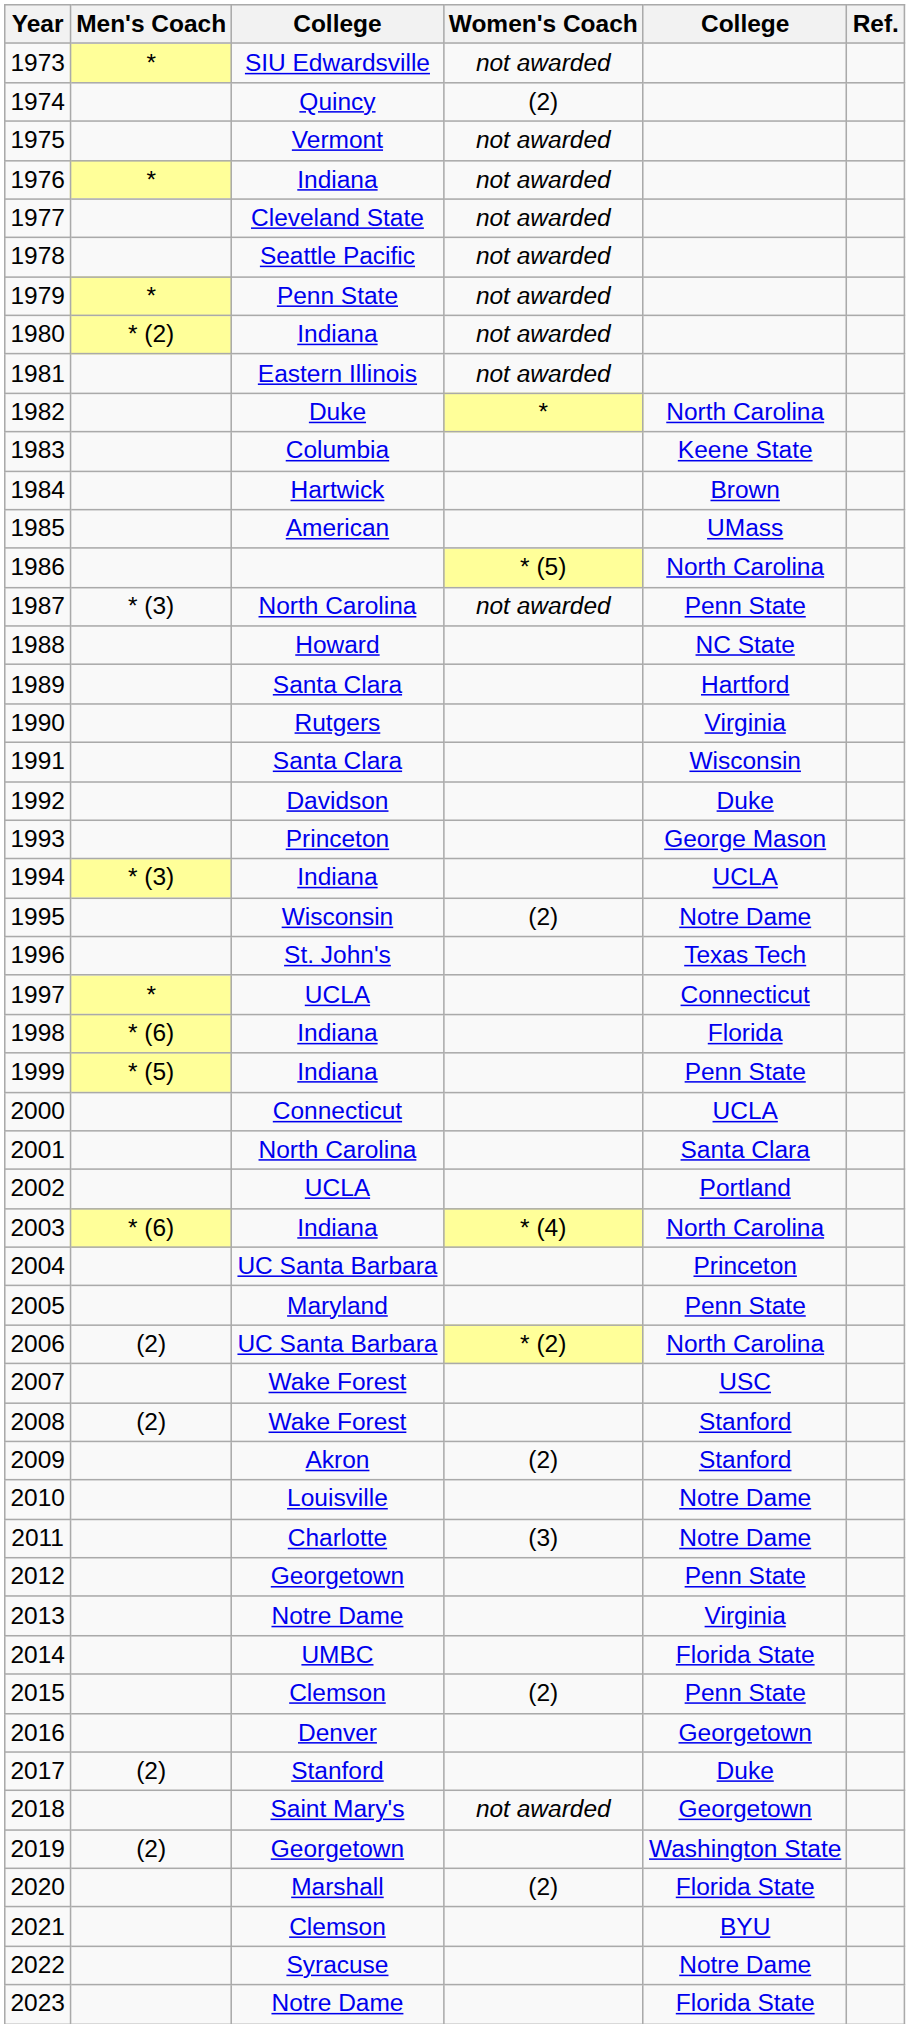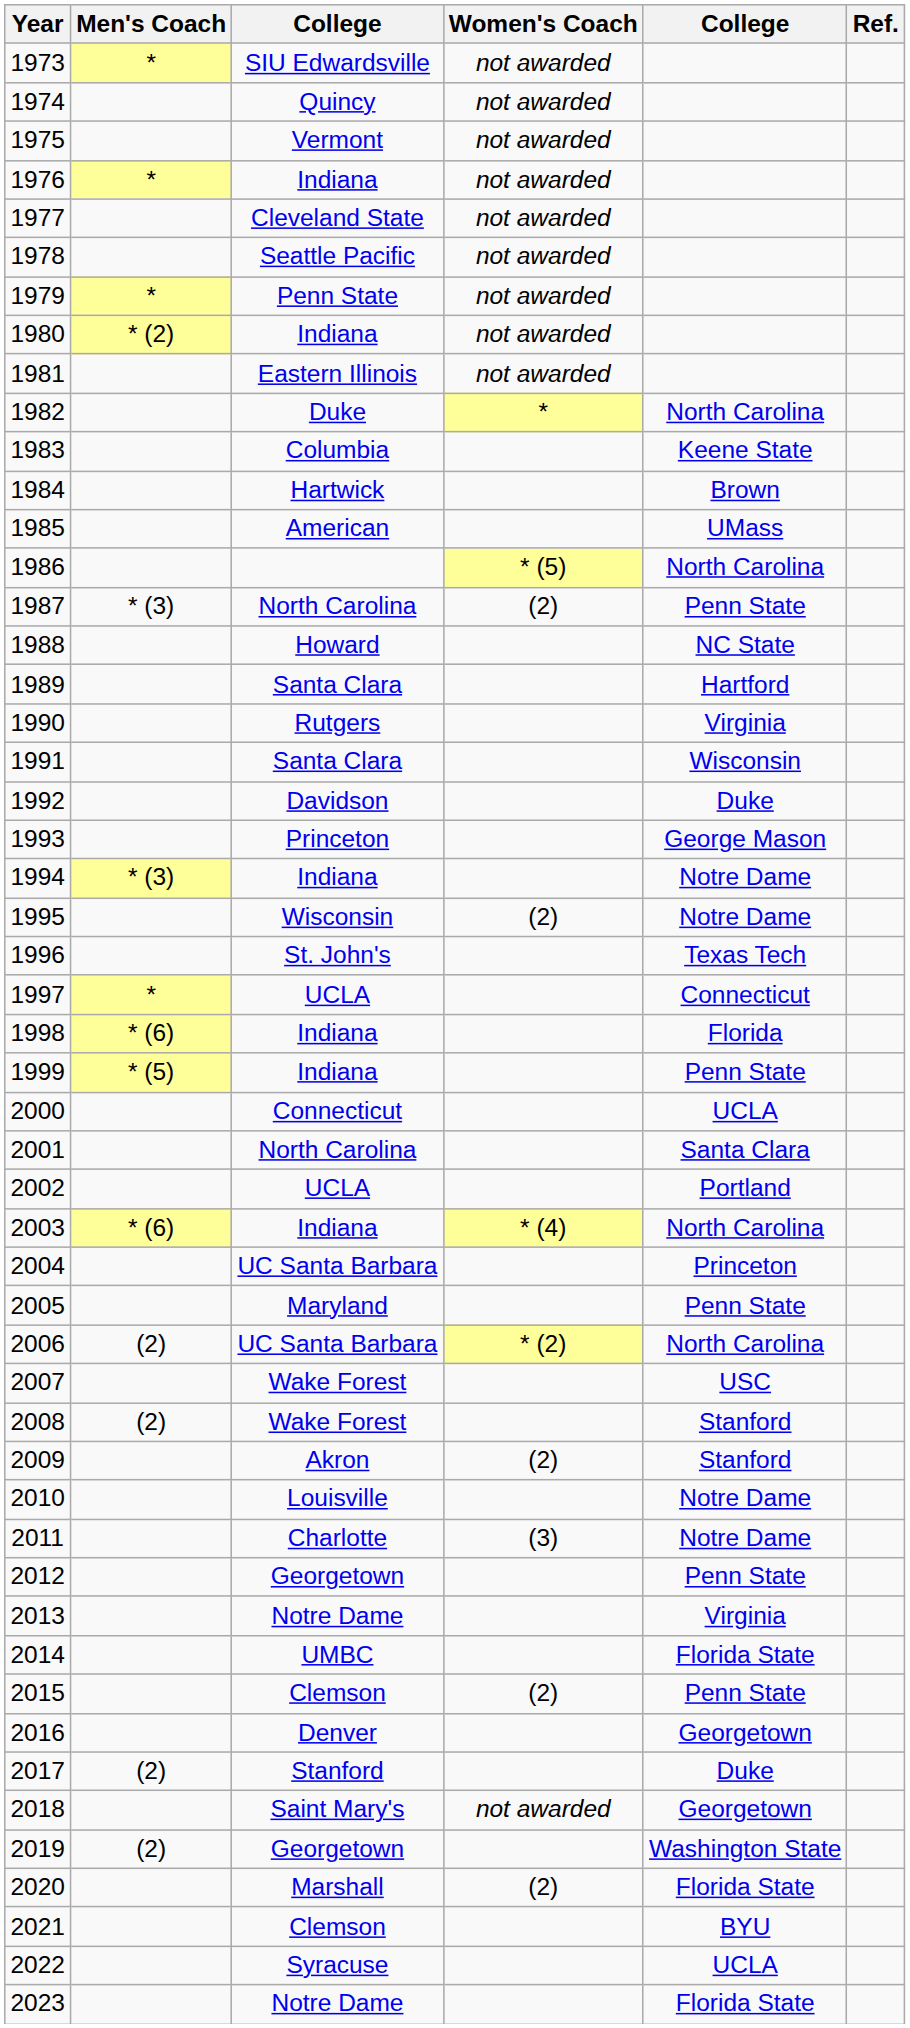(543, 101) (2) -> (543, 101) not awarded
(543, 606) not awarded -> (543, 606) (2)
(745, 878) UCLA -> (745, 878) Notre Dame
(745, 1965) Notre Dame -> (745, 1965) UCLA
